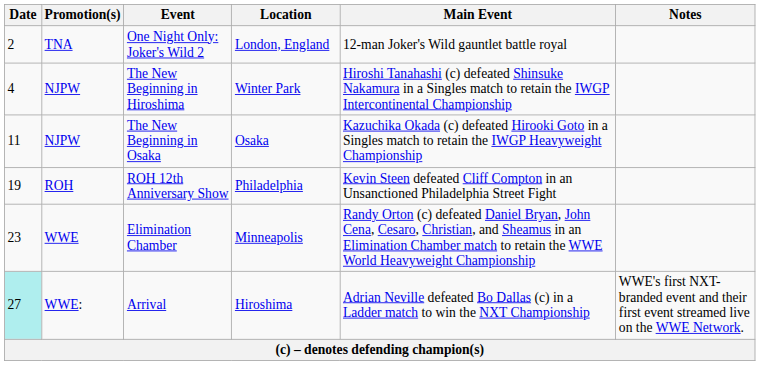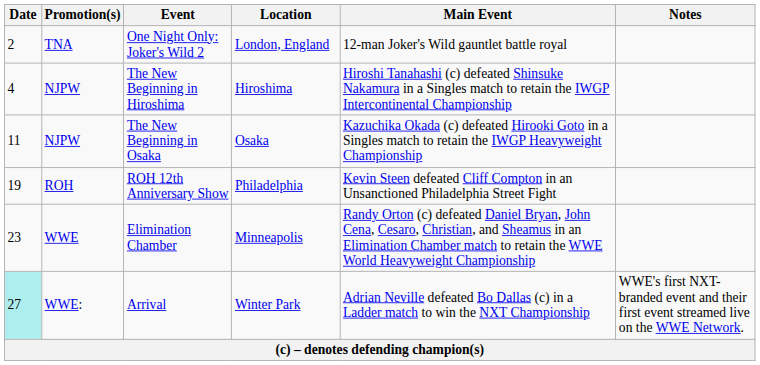(268, 89) Winter Park -> (264, 89) Hiroshima
(264, 305) Hiroshima -> (268, 305) Winter Park
